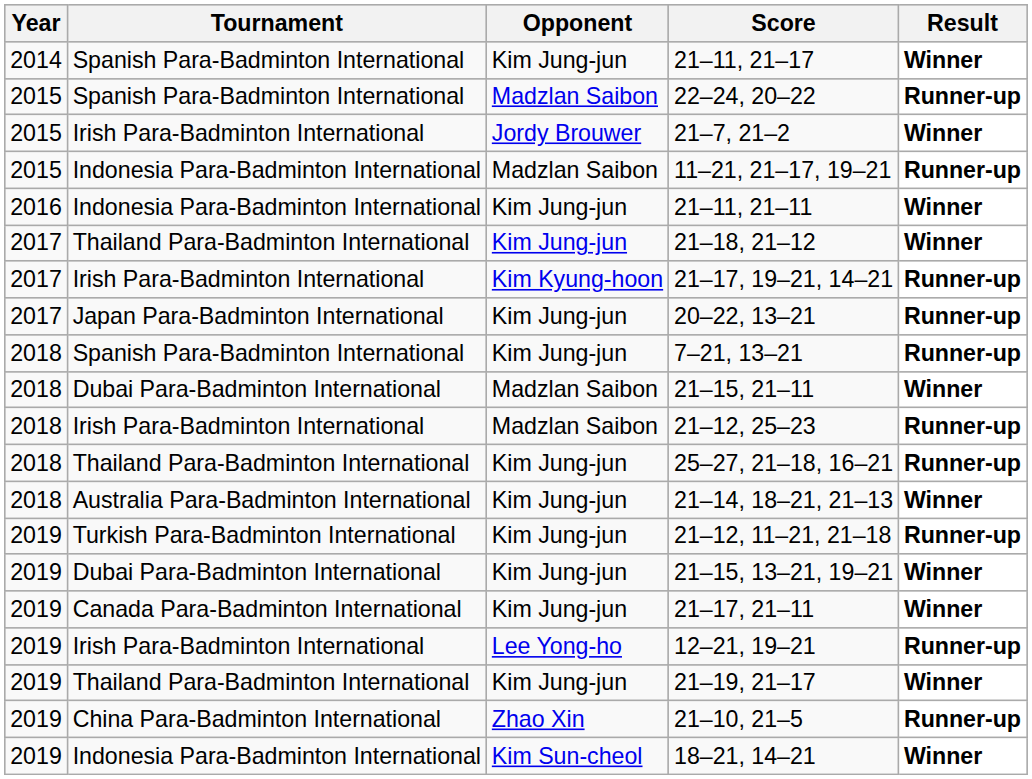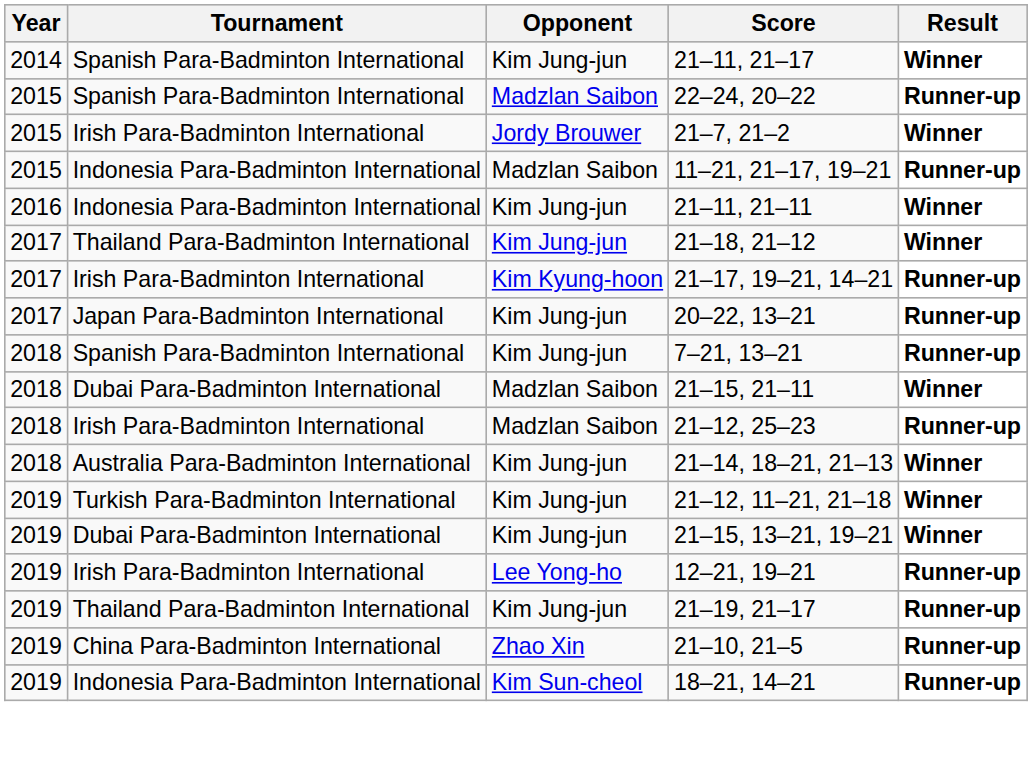- row: (784, 463)
(962, 536) Runner-up -> (943, 500) Winner
- row: (744, 610)
(943, 683) Winner -> (962, 610) Runner-up
(943, 756) Winner -> (962, 683) Runner-up
